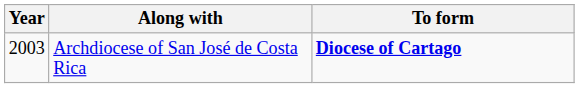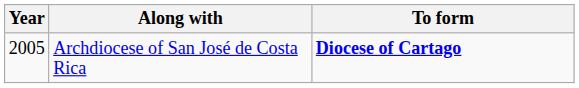(27, 47) 2003 -> (27, 47) 2005
